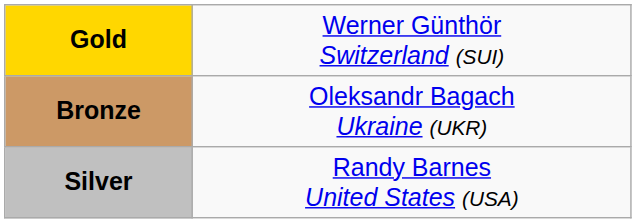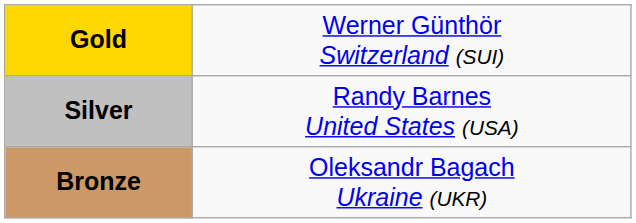rows swapped: (98, 181) <-> (98, 110)
